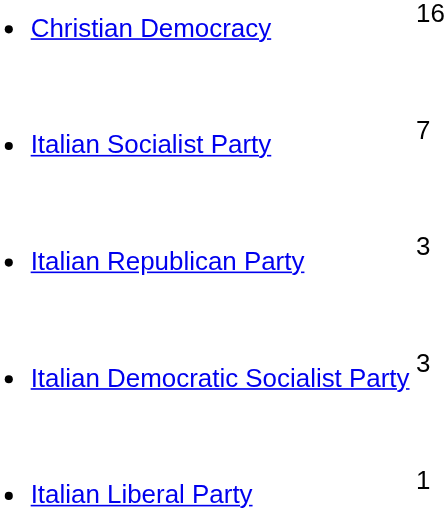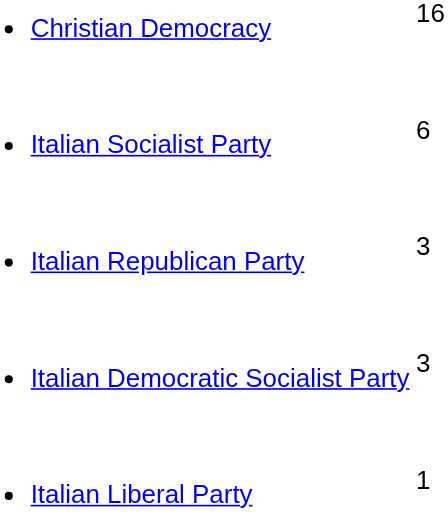(430, 131) 7 -> (430, 131) 6
